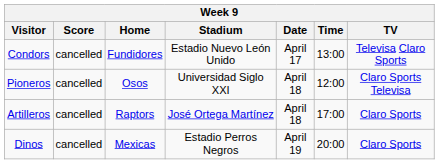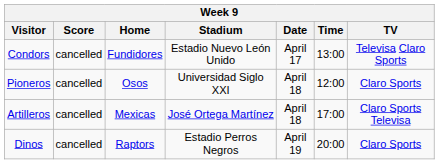(391, 84) Claro Sports Televisa -> (391, 84) Claro Sports
(135, 114) Raptors -> (135, 114) Mexicas
(391, 114) Claro Sports -> (391, 114) Claro Sports Televisa
(135, 144) Mexicas -> (135, 144) Raptors
